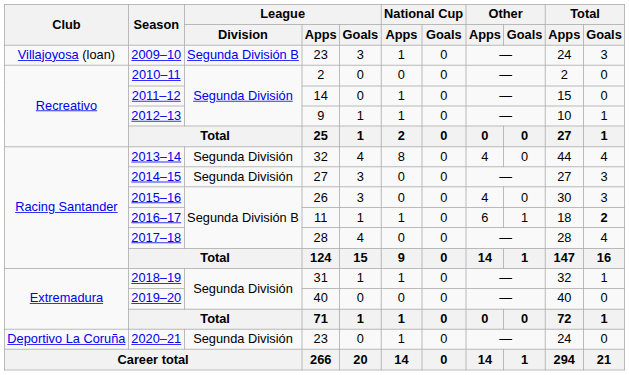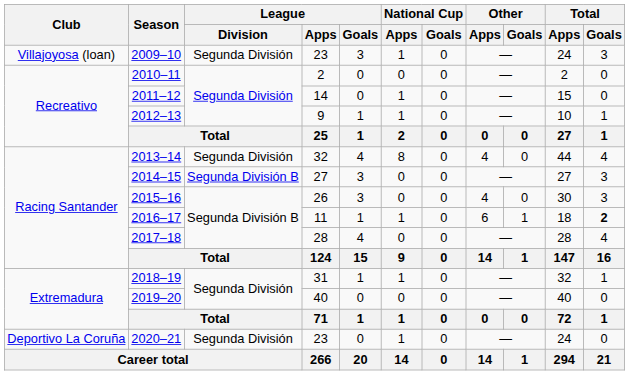(243, 55) Segunda División B -> (243, 55) Segunda División
(243, 177) Segunda División -> (243, 177) Segunda División B
